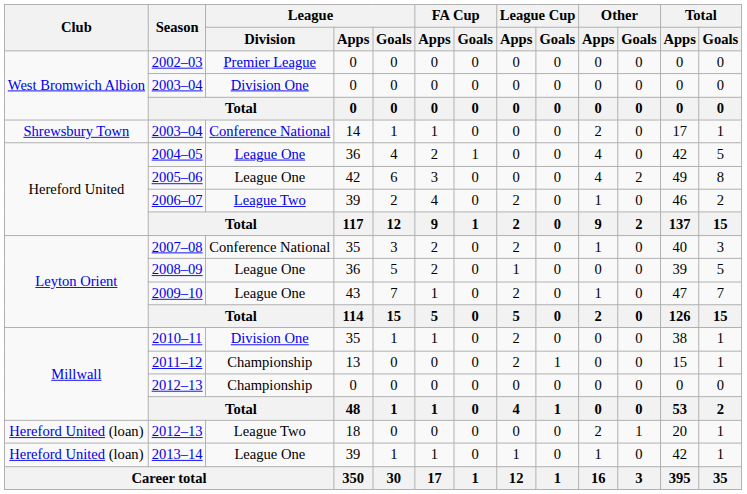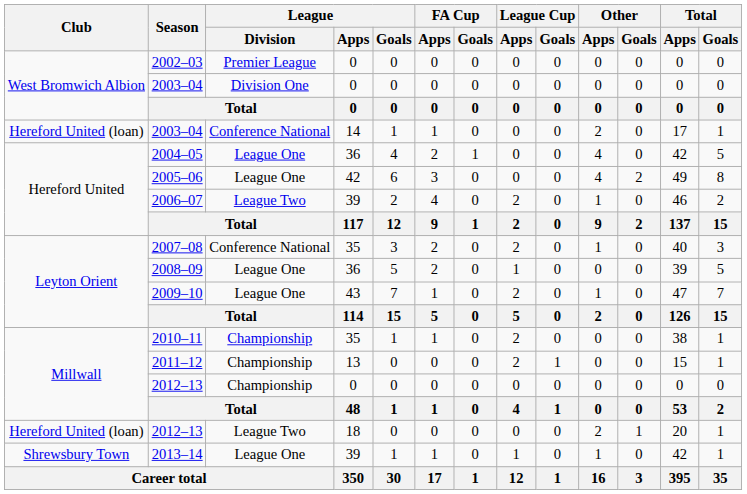(76, 131) Shrewsbury Town -> (76, 131) Hereford United (loan)
(270, 339) Division One -> (270, 339) Championship
(76, 454) Hereford United (loan) -> (76, 454) Shrewsbury Town
